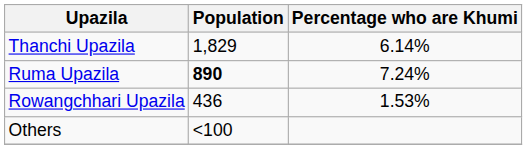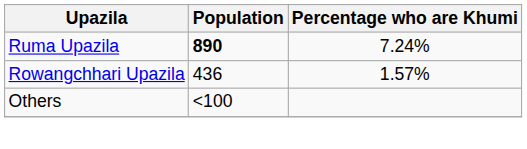- row: (72, 46)
(405, 102) 1.53% -> (405, 74) 1.57%
